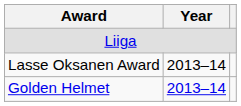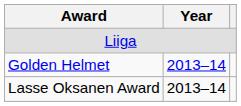rows swapped: (59, 88) <-> (84, 64)
